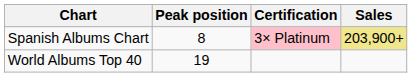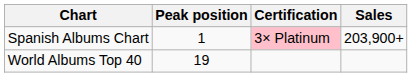(201, 38) 8 -> (201, 38) 1
(374, 38) khaki background -> (374, 38) no background
